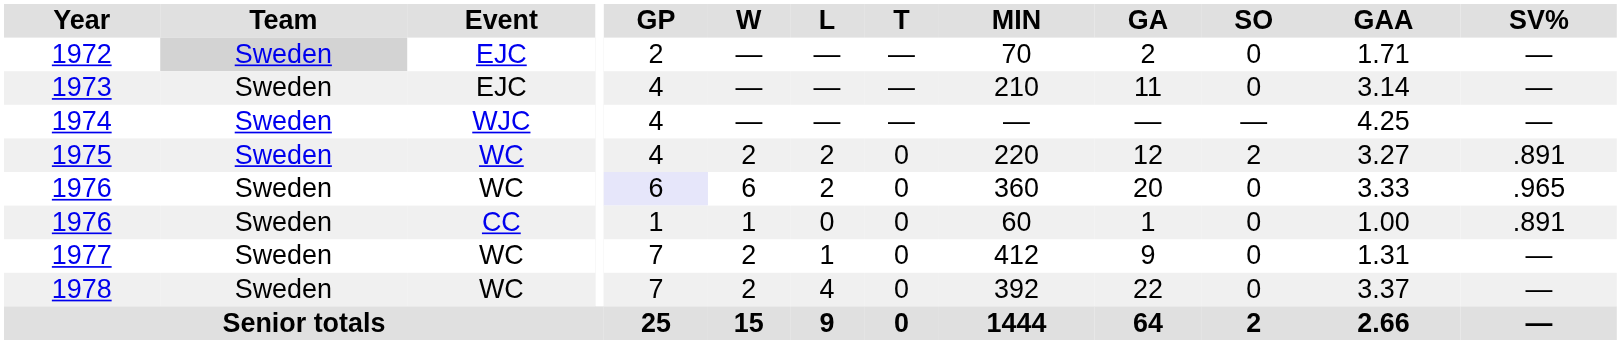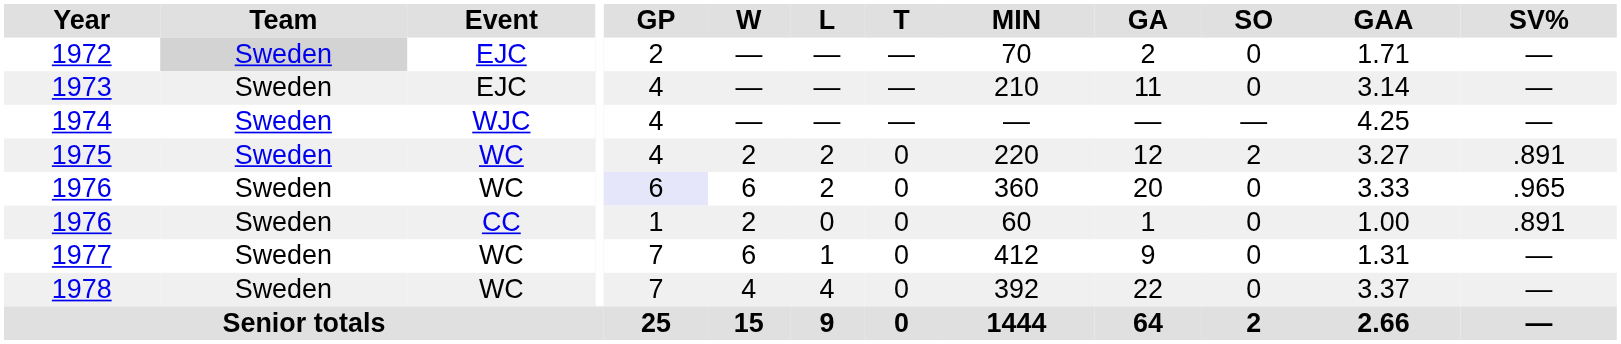(749, 222) 1 -> (749, 222) 2
(749, 255) 2 -> (749, 255) 6
(749, 289) 2 -> (749, 289) 4
